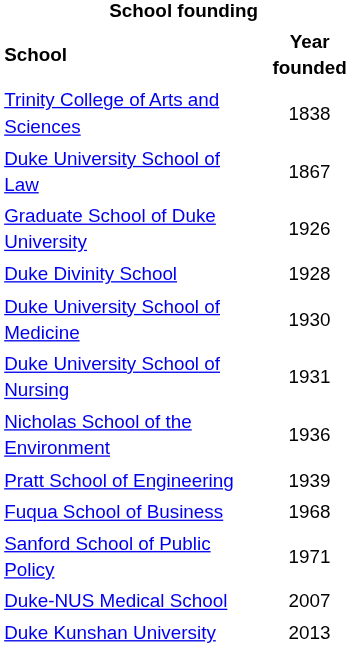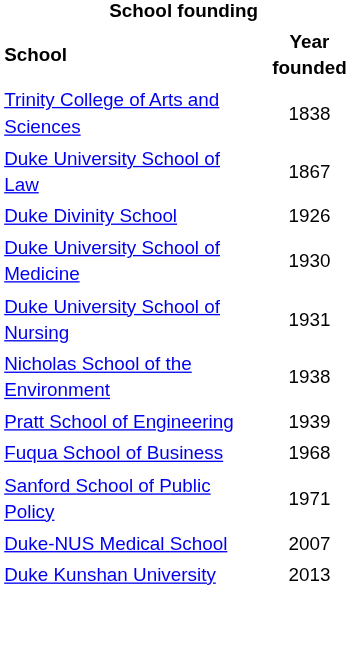- row: (110, 229)
(310, 274) 1928 -> (309, 216) 1926
(310, 435) 1936 -> (309, 377) 1938
